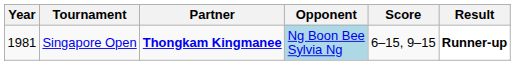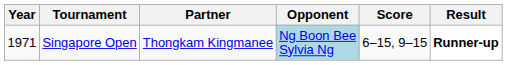(22, 43) 1981 -> (22, 43) 1971
(212, 43) bold -> (208, 43) normal
